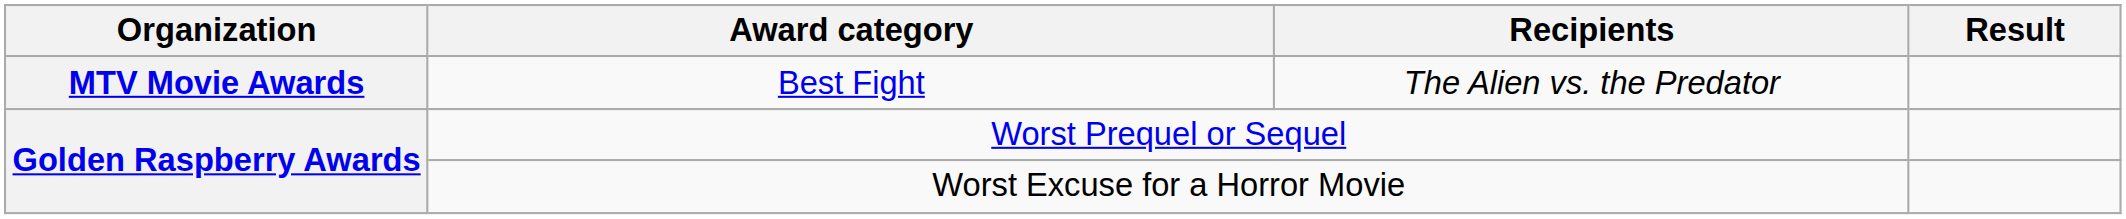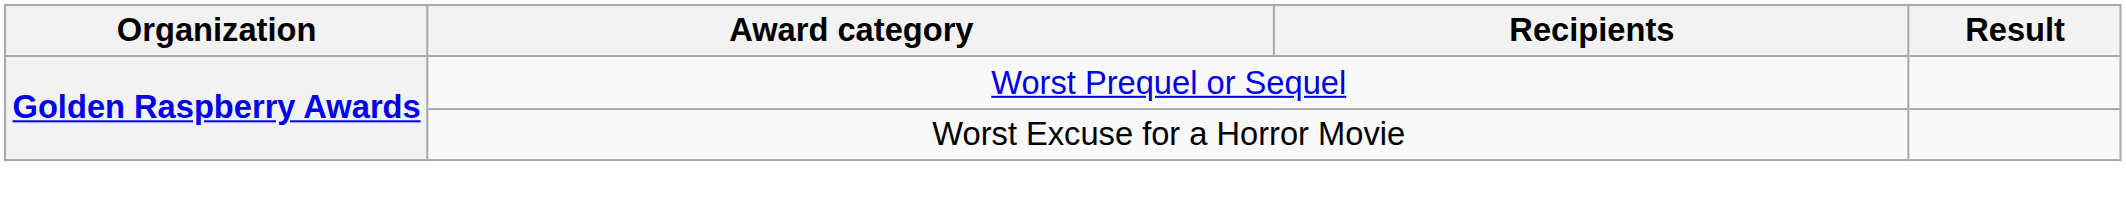- row: (851, 82)
